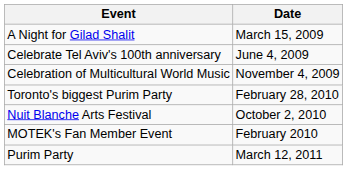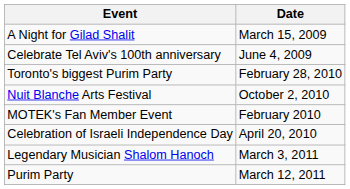- row: (119, 74)
+ row: (120, 134)
+ row: (111, 154)
